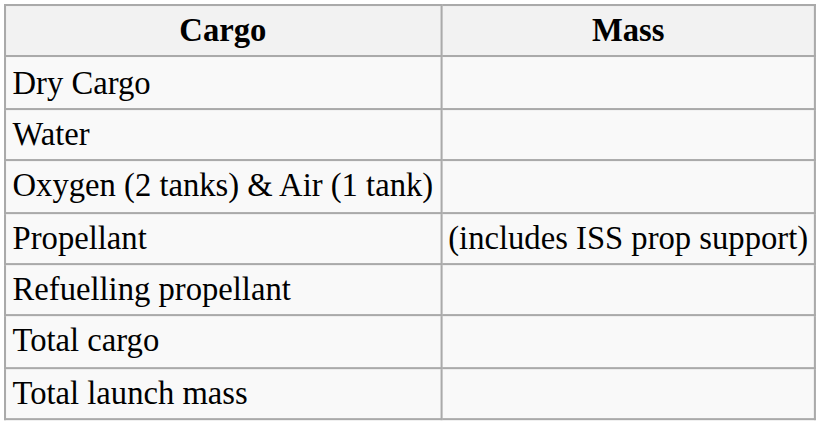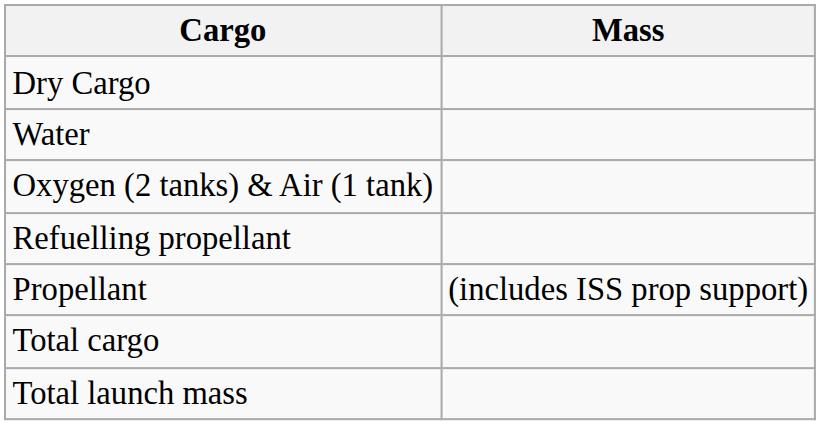rows swapped: (80, 237) <-> (152, 289)
